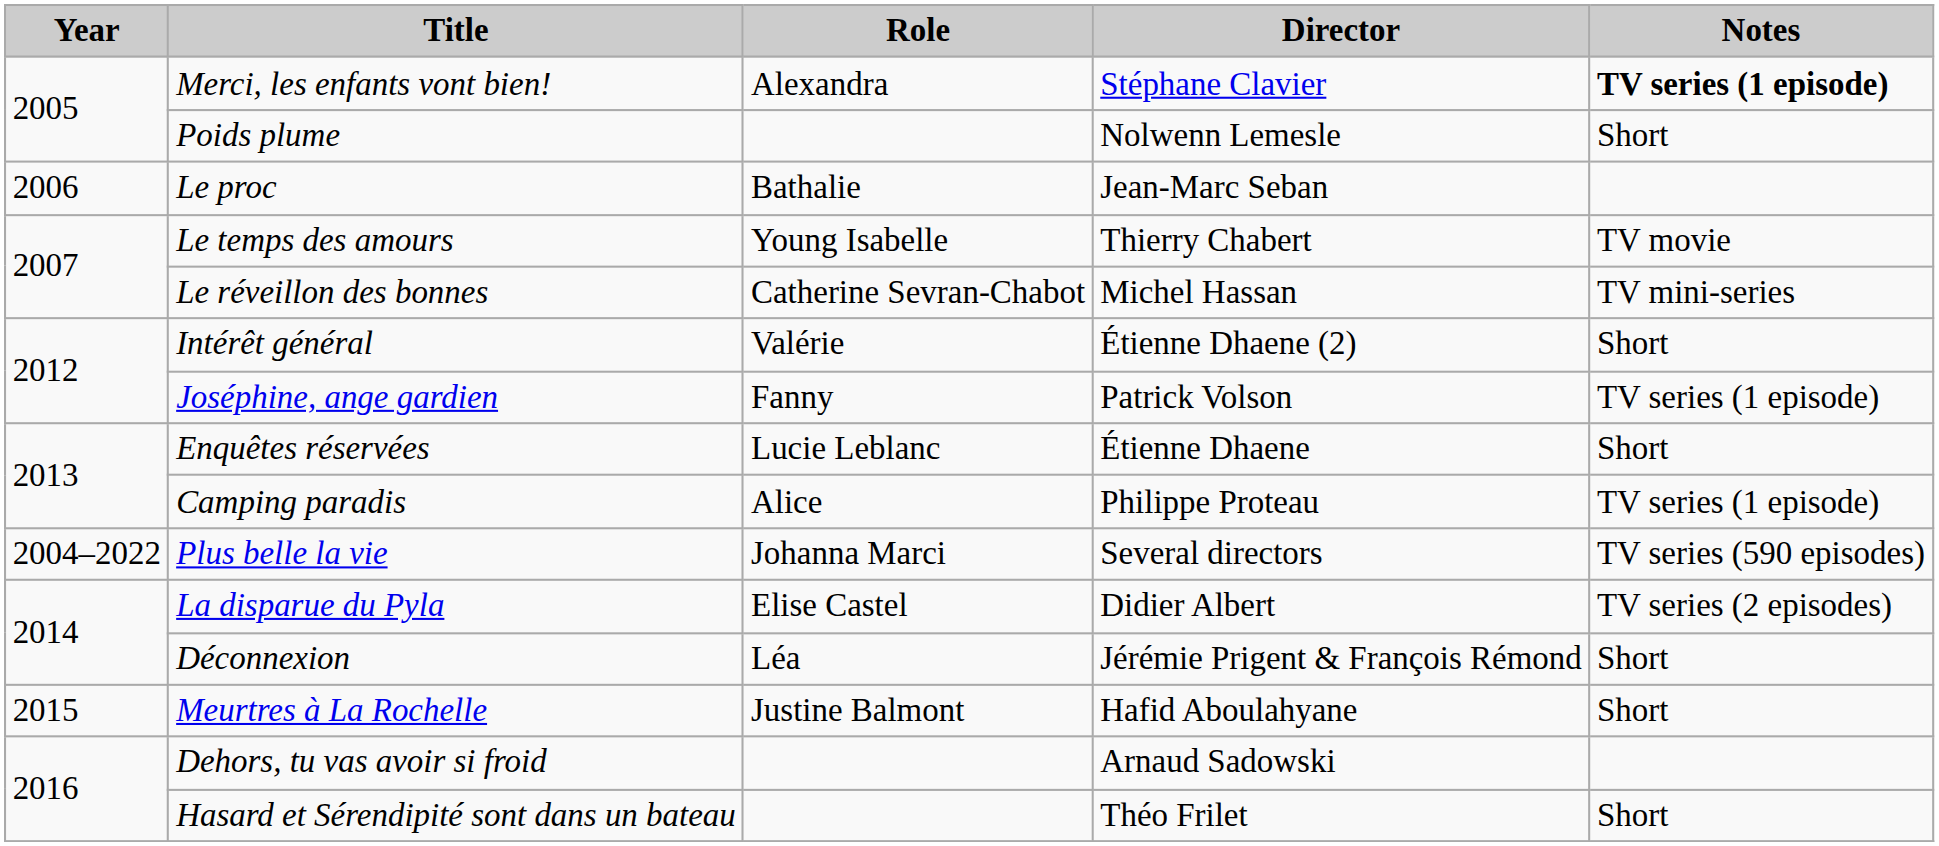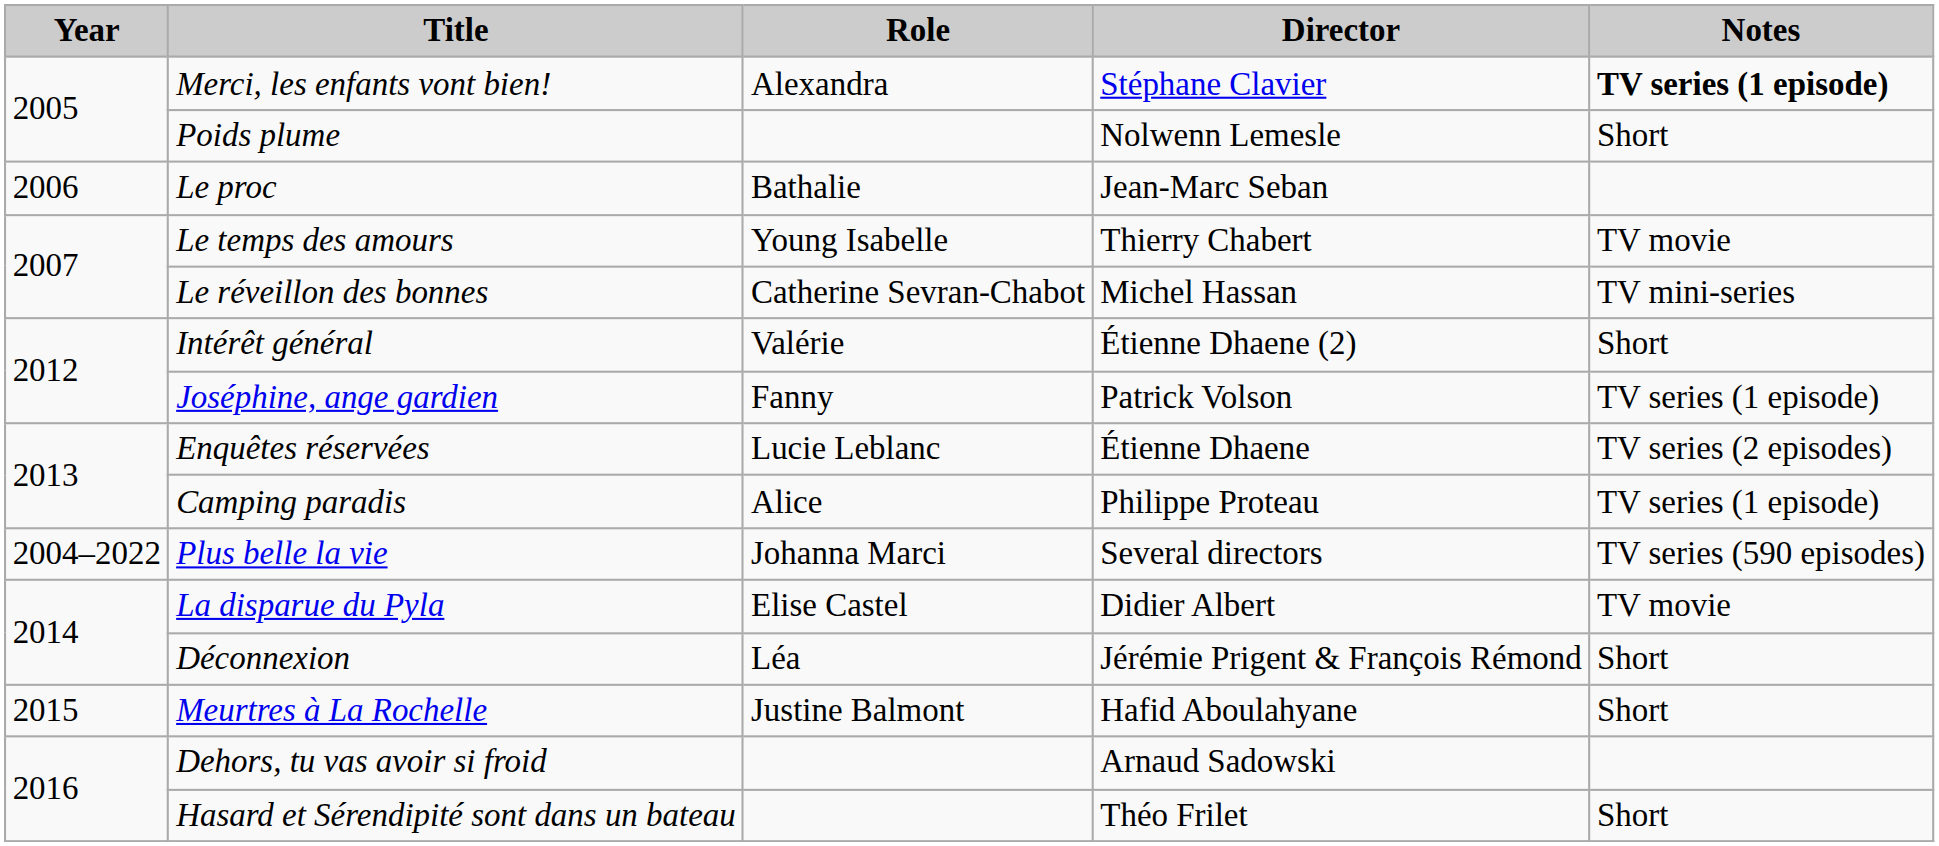(1633, 448) Short -> (1744, 448) TV series (2 episodes)
(1744, 605) TV series (2 episodes) -> (1664, 605) TV movie
